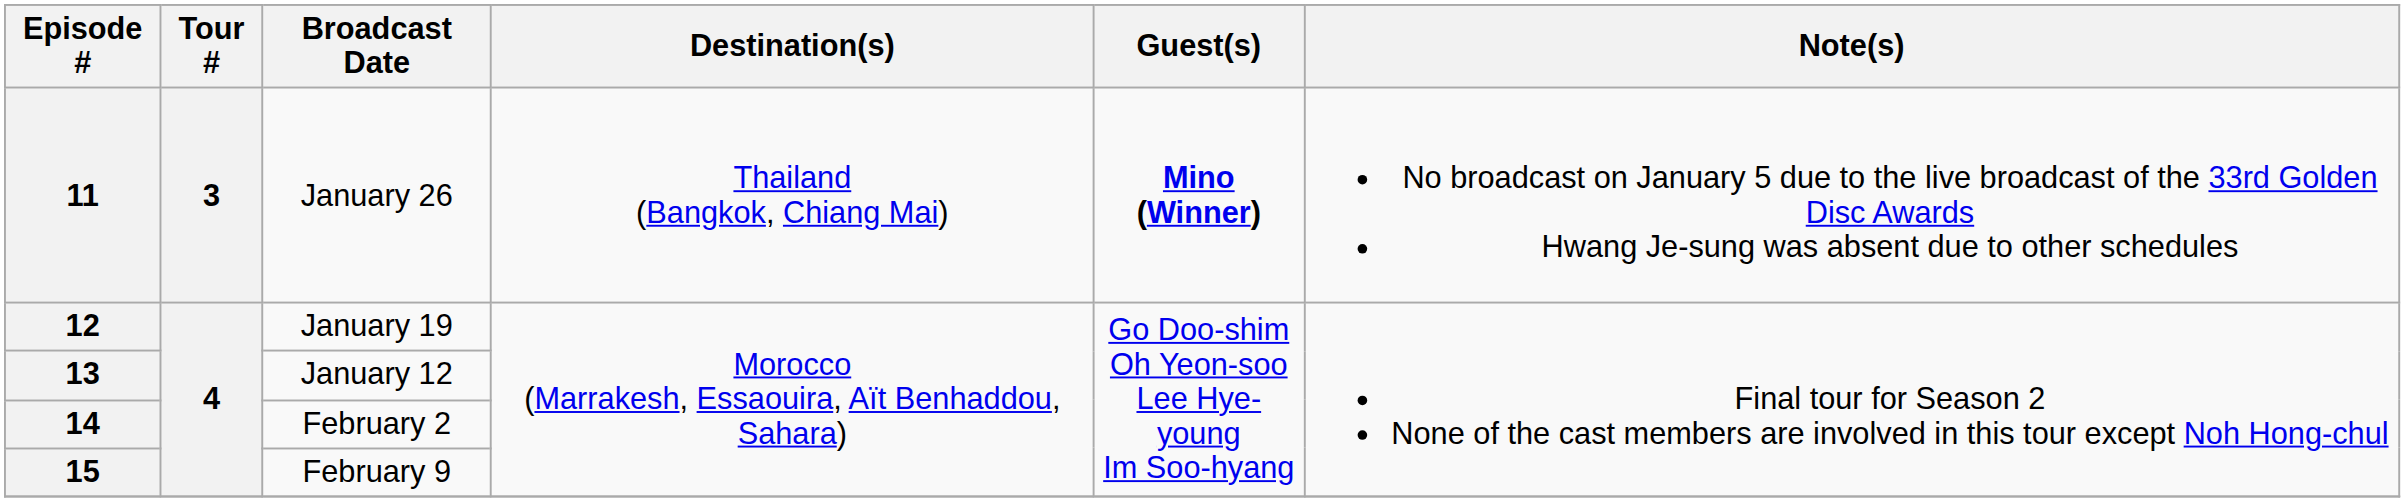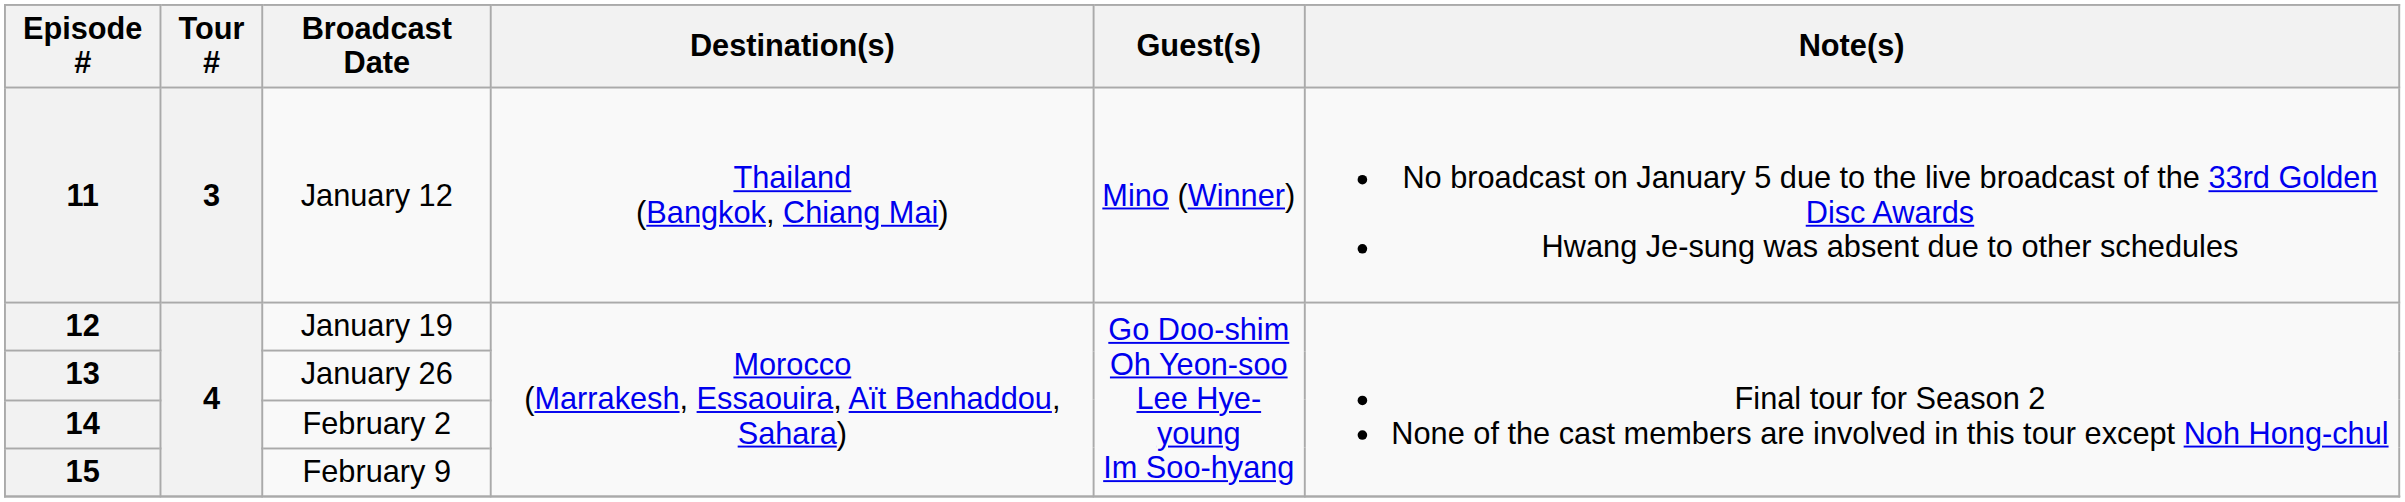(377, 194) January 26 -> (377, 194) January 12
(1199, 194) bold -> (1199, 194) normal
(377, 374) January 12 -> (377, 374) January 26
